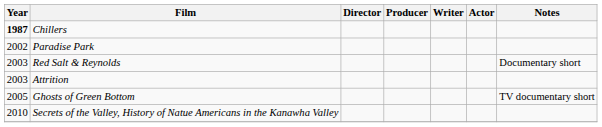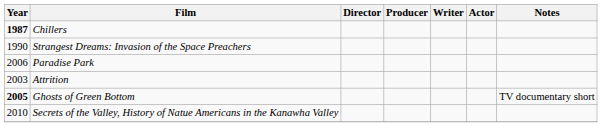+ row: (142, 46)
(17, 46) 2002 -> (17, 63) 2006
- row: (77, 63)
(17, 96) normal -> (17, 96) bold
